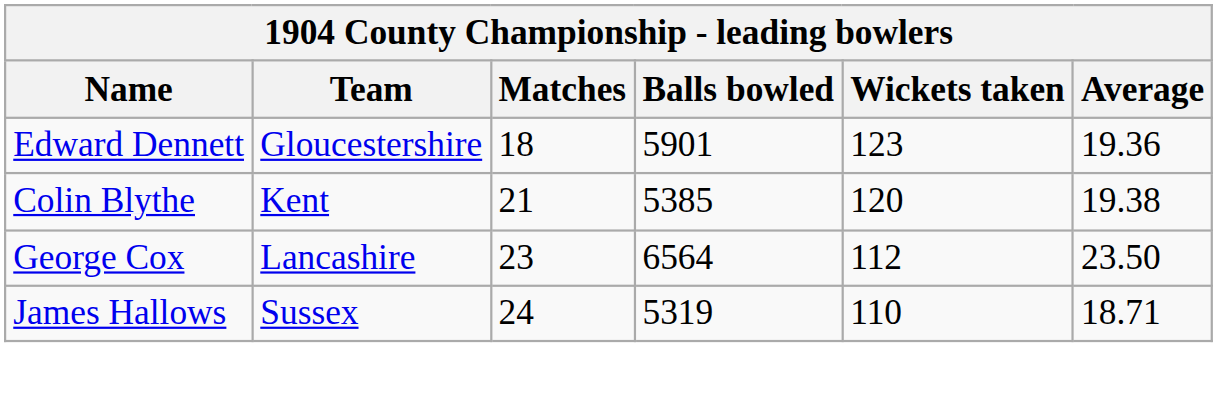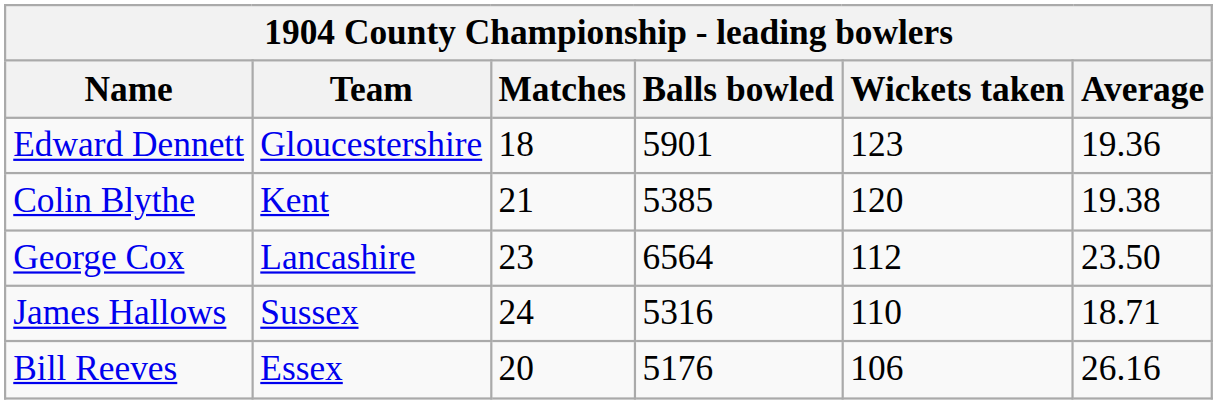(678, 312) 5319 -> (678, 312) 5316
+ row: (95, 369)
